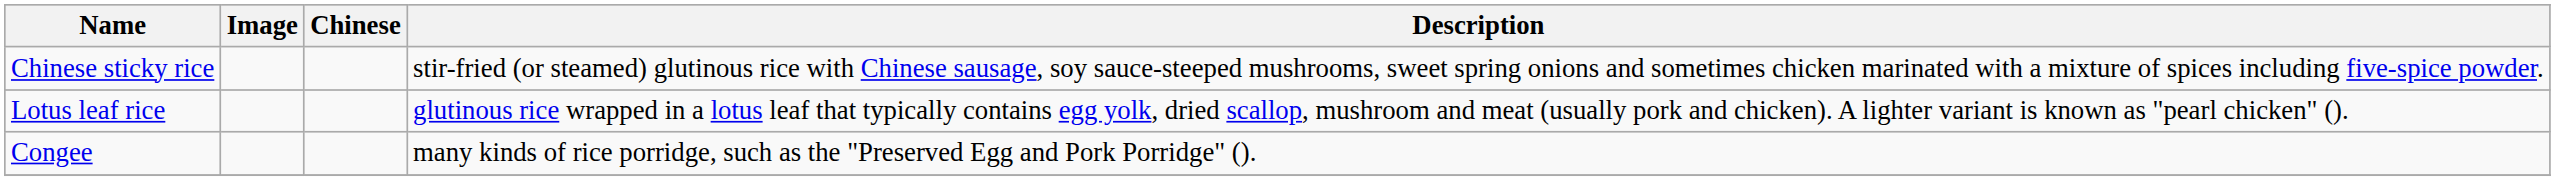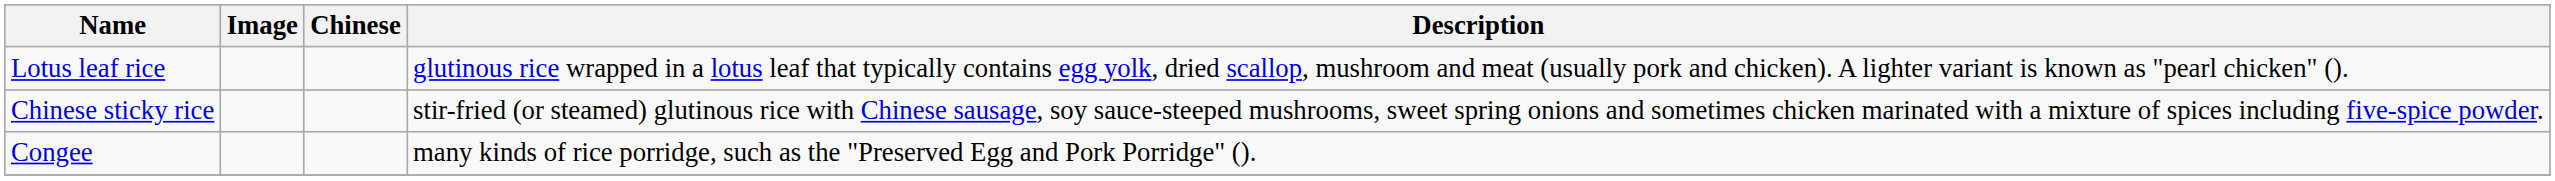rows swapped: (88, 110) <-> (113, 68)
